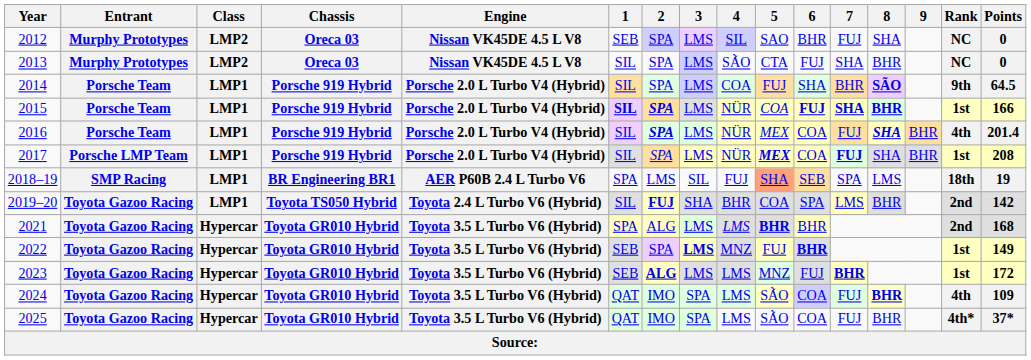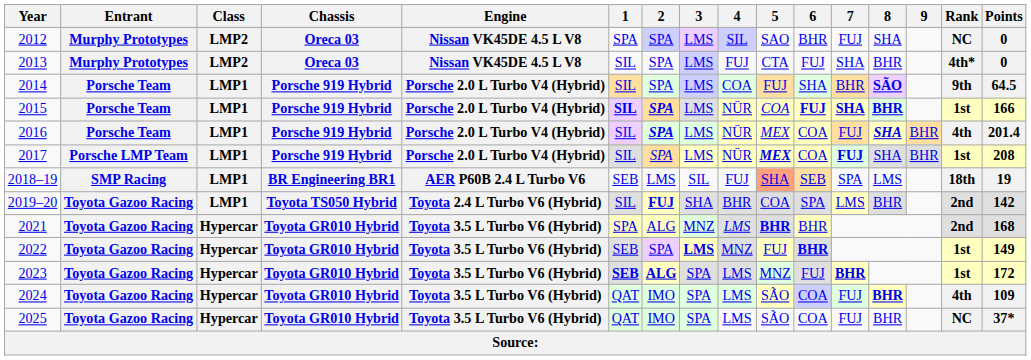(625, 39) SEB -> (625, 39) SPA
(736, 62) SÃO -> (737, 62) FUJ
(961, 62) NC -> (962, 62) 4th*
(625, 179) SPA -> (625, 179) SEB
(698, 225) LMS -> (699, 225) MNZ
(625, 272) normal -> (625, 272) bold
(698, 272) LMS -> (699, 272) SPA
(961, 319) 4th* -> (962, 319) NC
